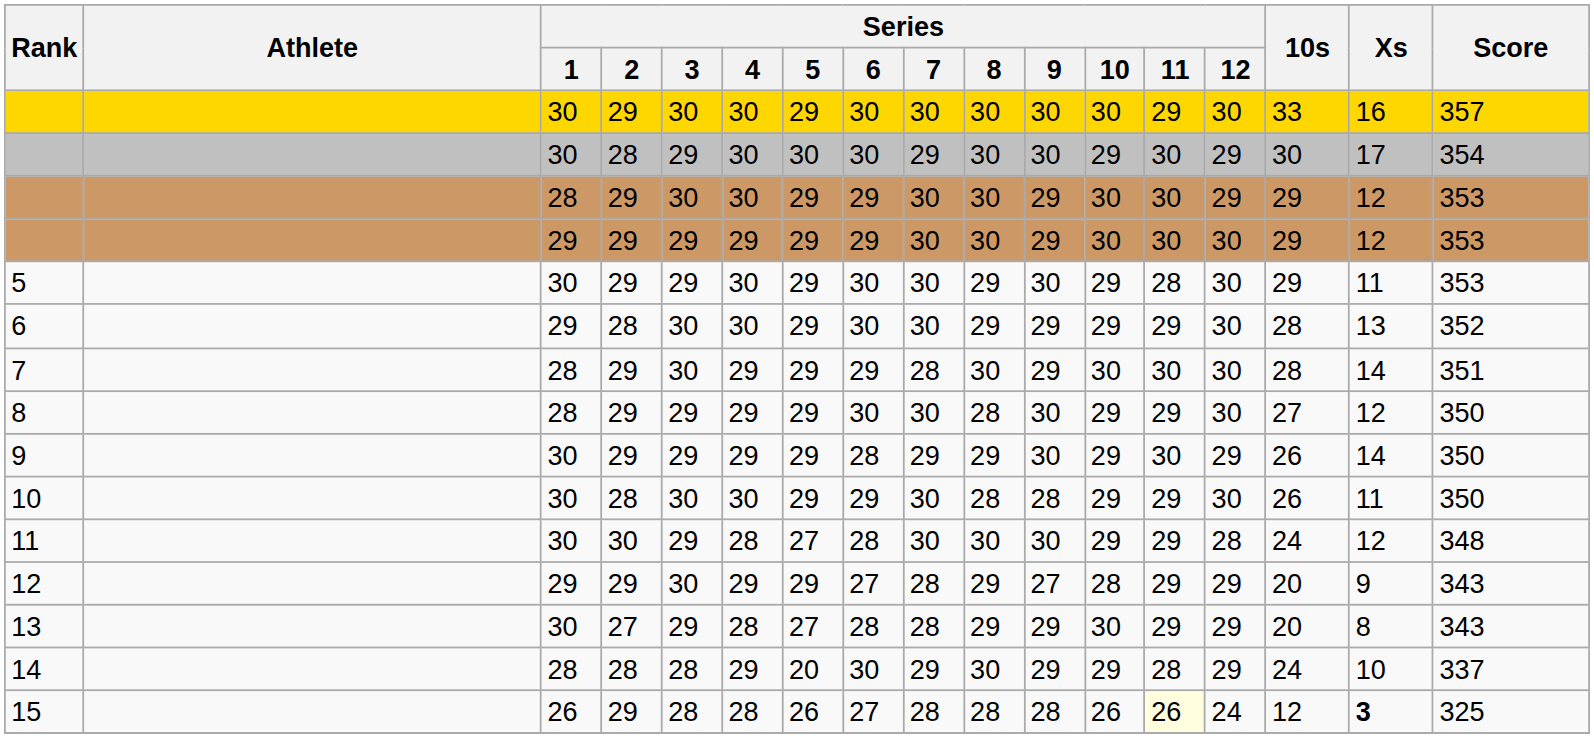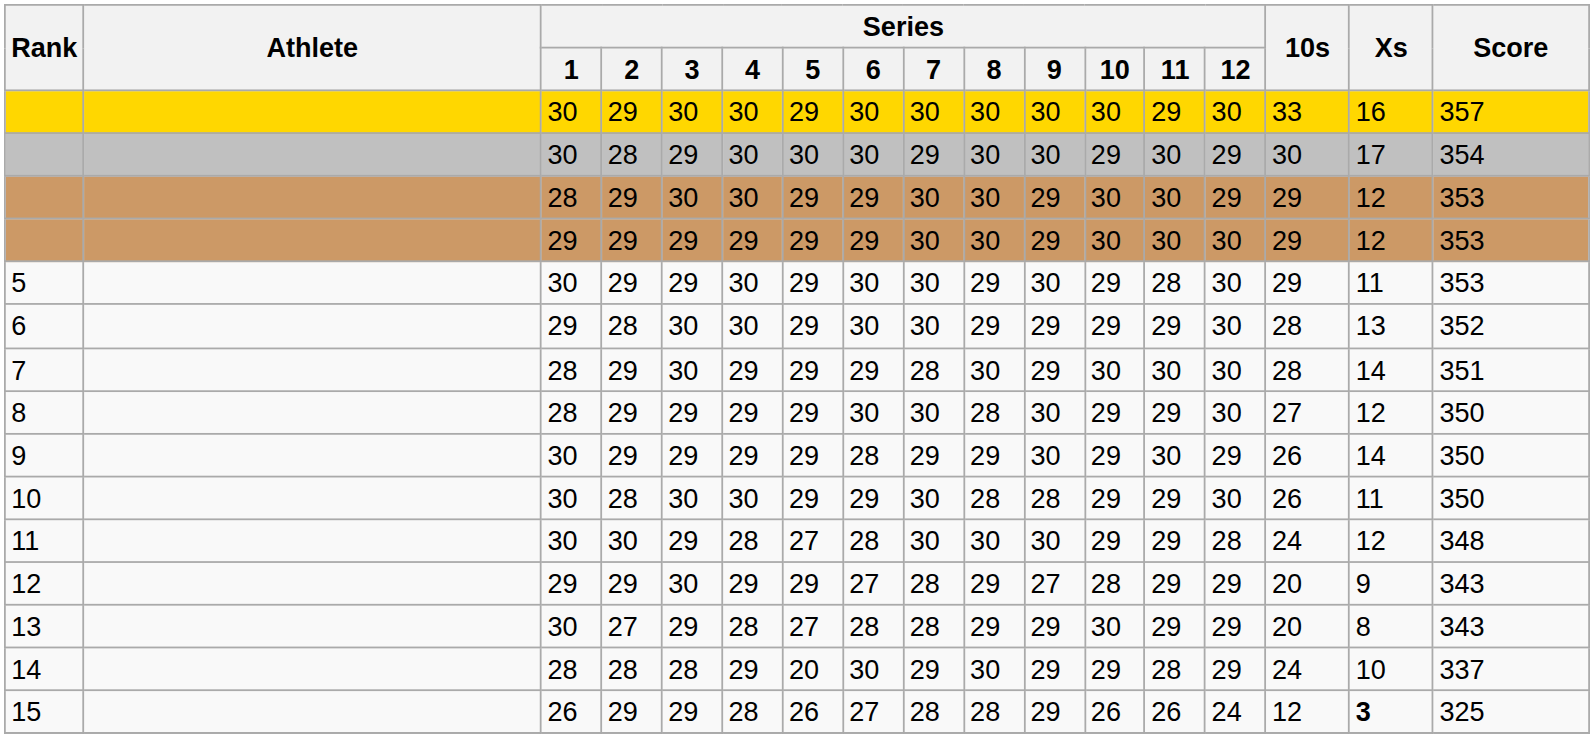(683, 712) 28 -> (683, 712) 29
(1046, 712) 28 -> (1046, 712) 29
(1166, 712) lightyellow background -> (1166, 712) no background
